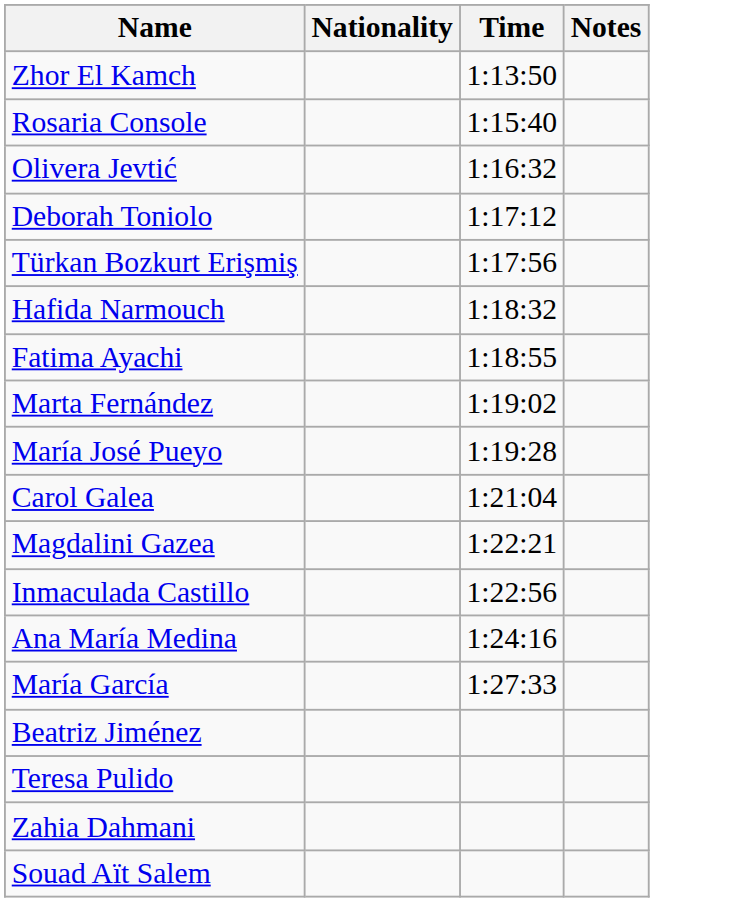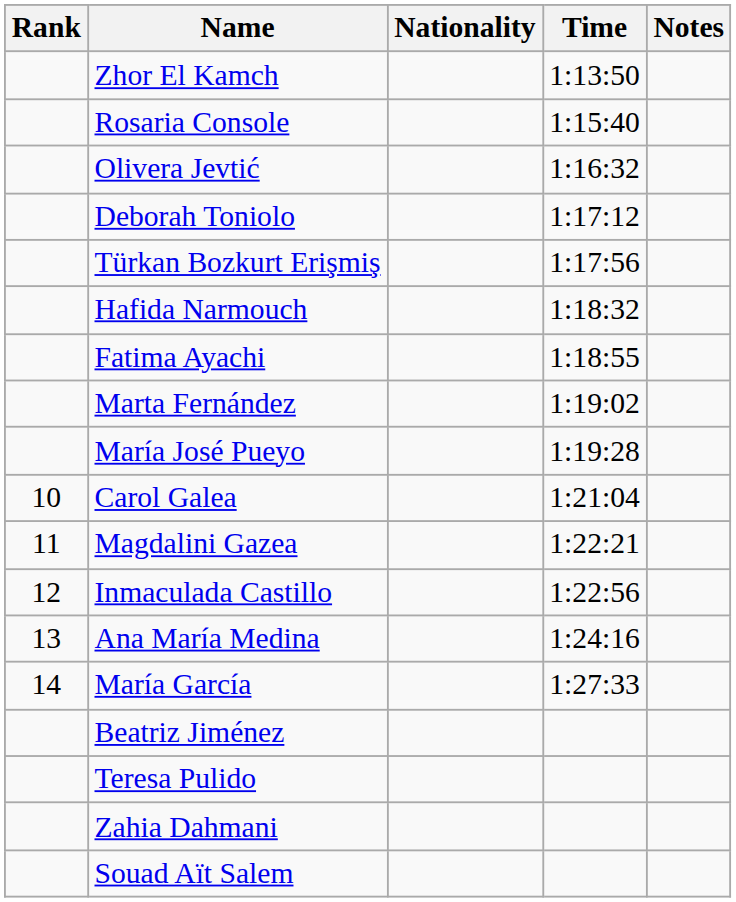+ column: (46, 27)
